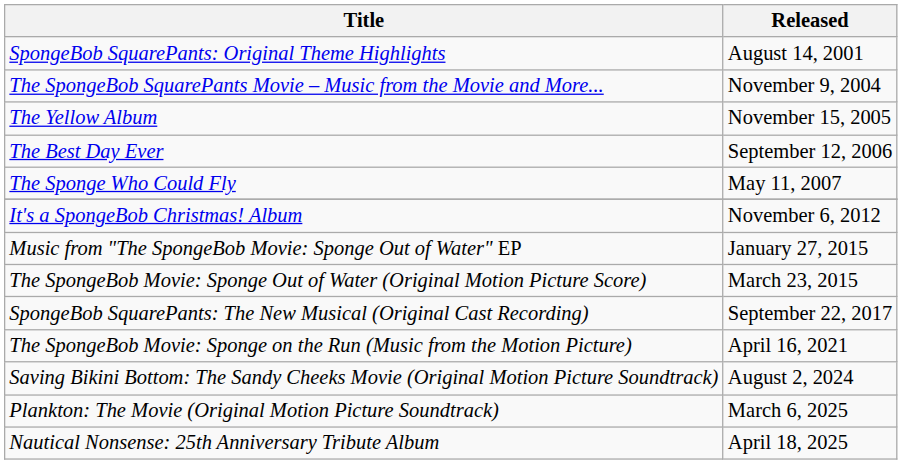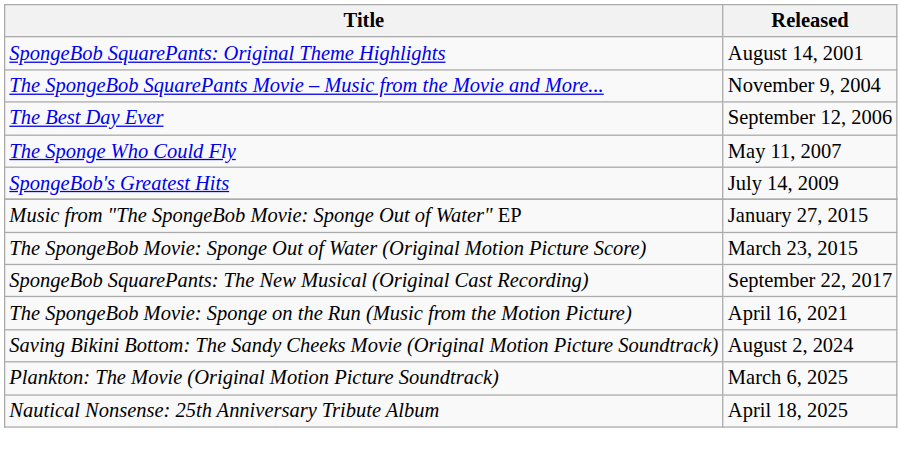- row: (83, 118)
+ row: (119, 183)
- row: (156, 215)
